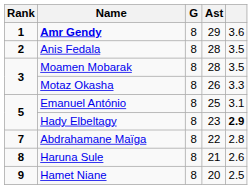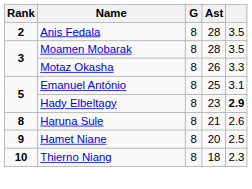- row: (71, 32)
- row: (93, 140)
+ row: (76, 158)
